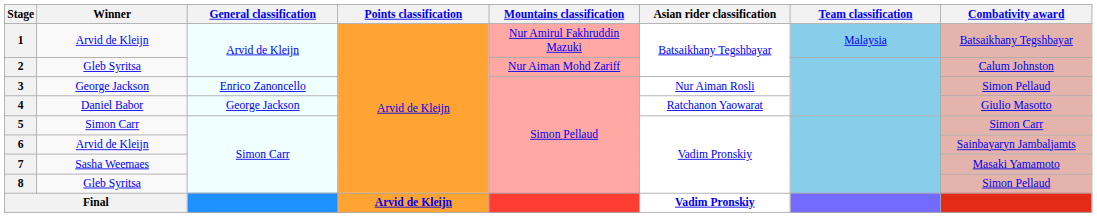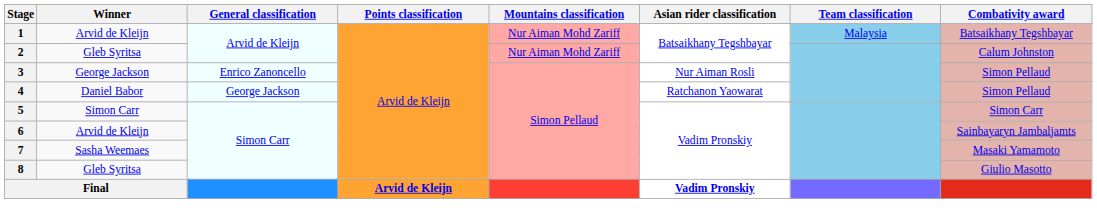(564, 40) Nur Amirul Fakhruddin Mazuki -> (564, 33) Nur Aiman Mohd Zariff
(1016, 106) Giulio Masotto -> (1016, 92) Simon Pellaud
(1016, 183) Simon Pellaud -> (1016, 169) Giulio Masotto
